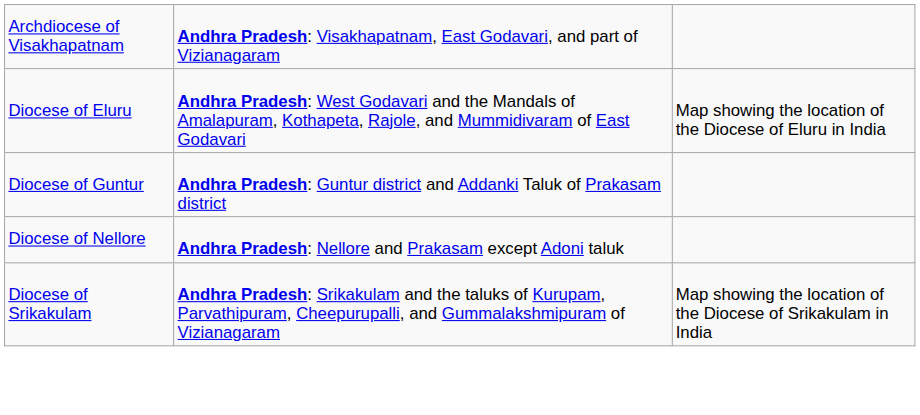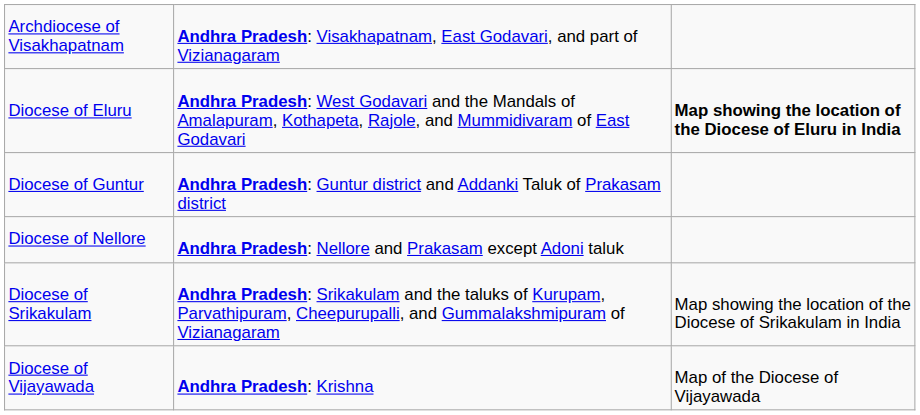(781, 120) normal -> (788, 120) bold
+ row: (51, 377)
